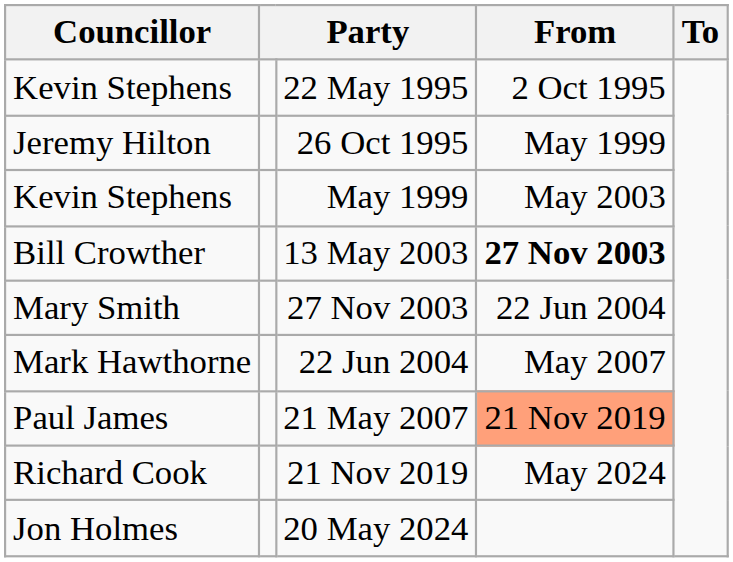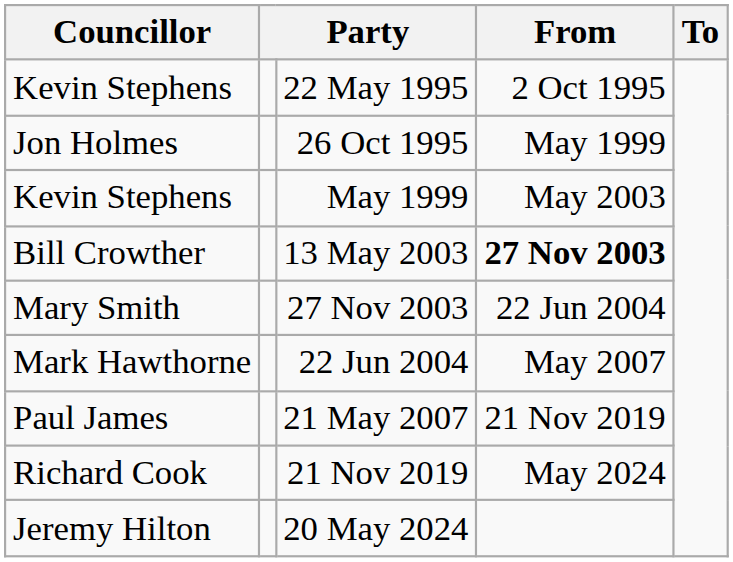(112, 142) Jeremy Hilton -> (96, 142) Jon Holmes
(575, 417) lightsalmon background -> (575, 417) no background
(96, 527) Jon Holmes -> (112, 527) Jeremy Hilton
